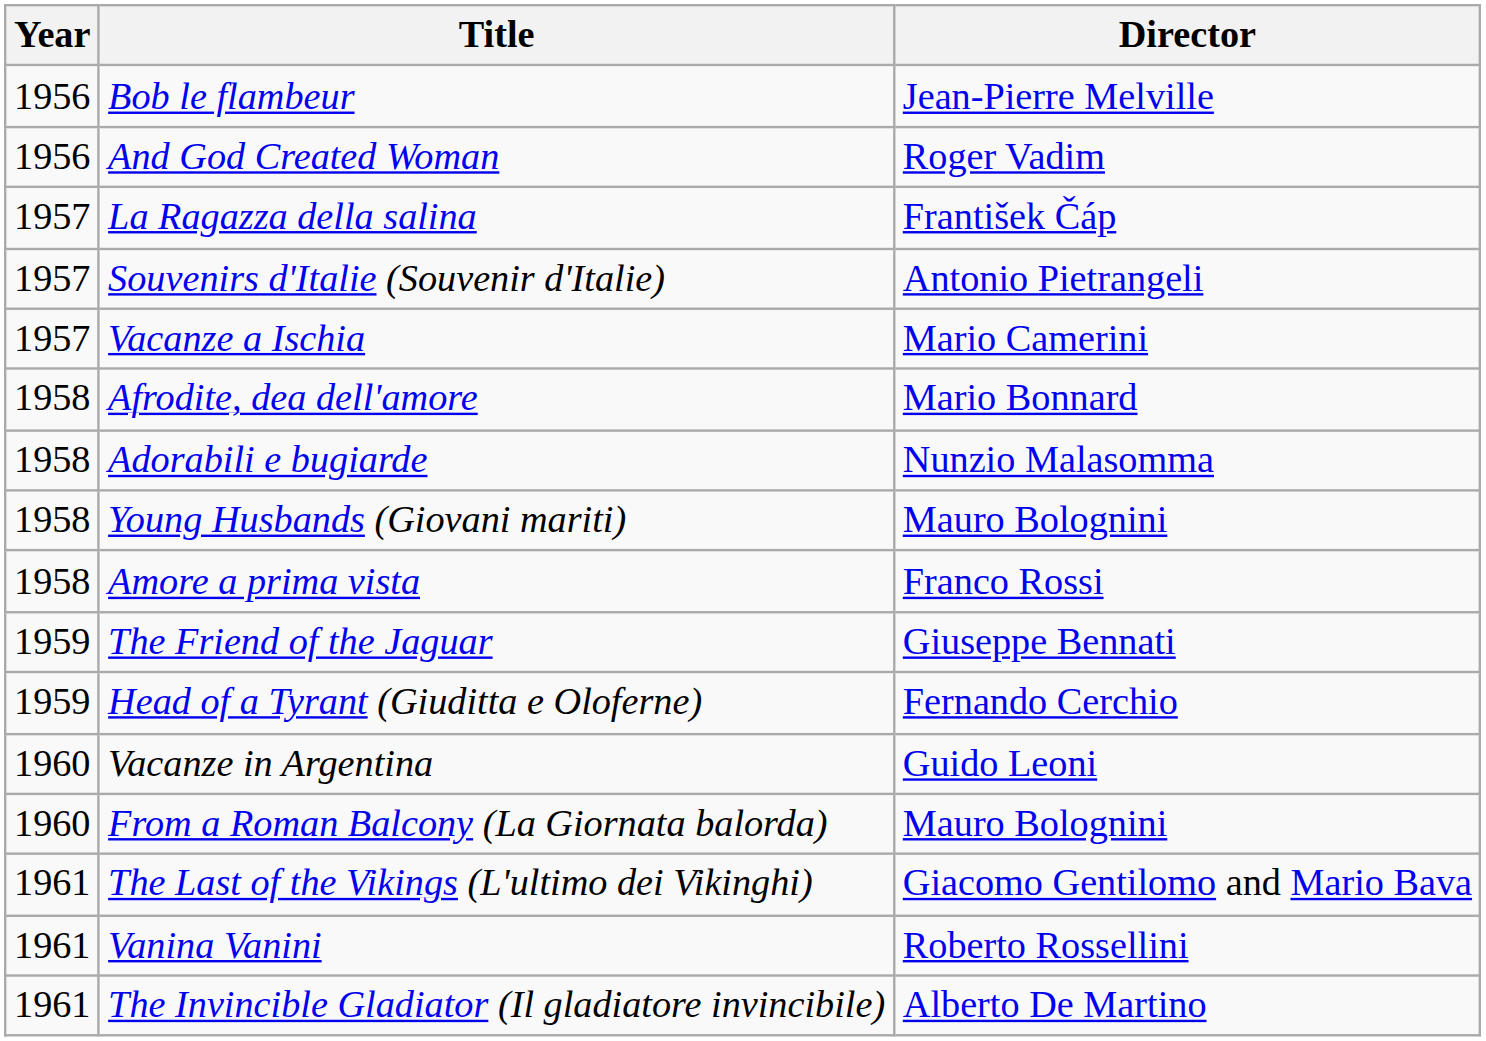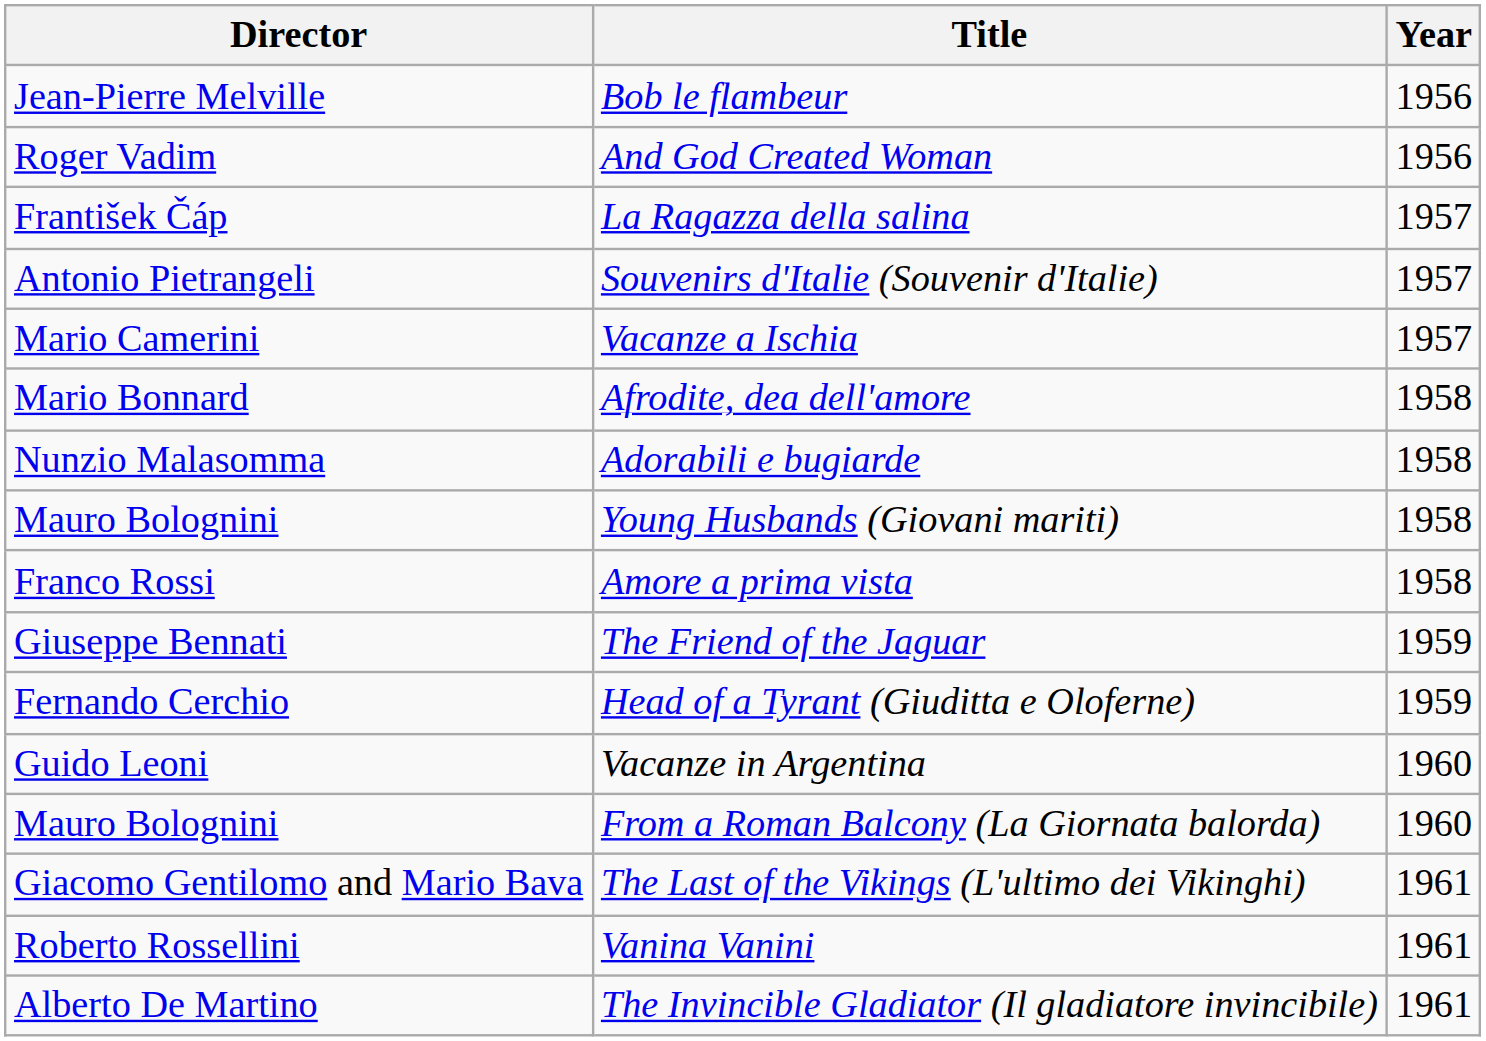columns swapped: (52, 34) <-> (1187, 34)
